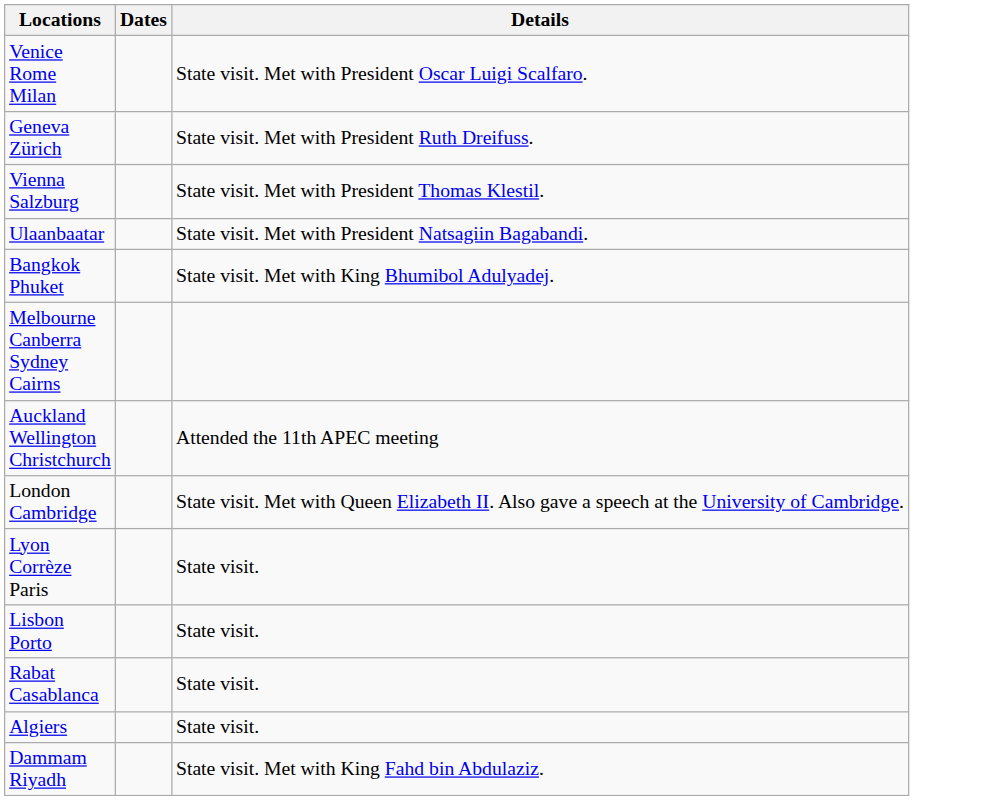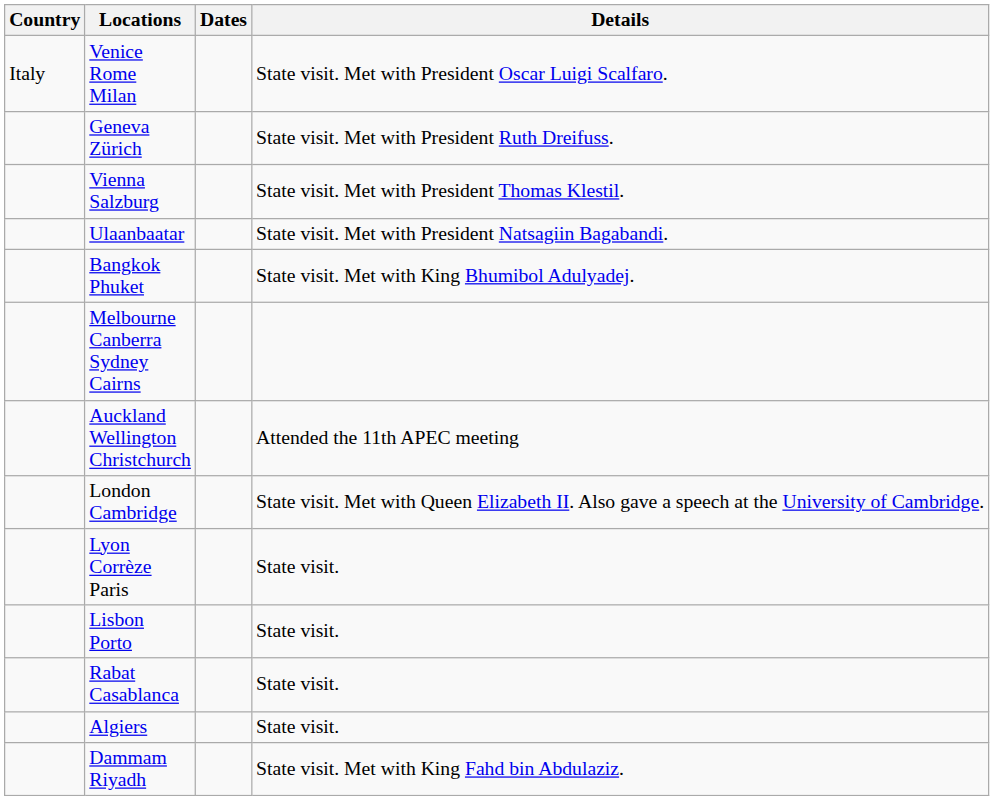+ column: (45, 20)
